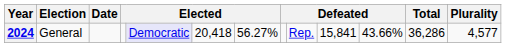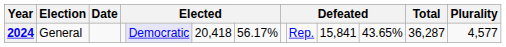(257, 33) 56.27% -> (257, 33) 56.17%
(382, 33) 43.66% -> (382, 33) 43.65%
(427, 33) 36,286 -> (427, 33) 36,287
